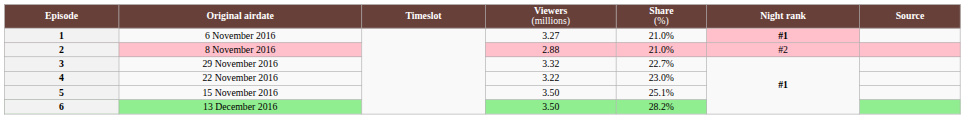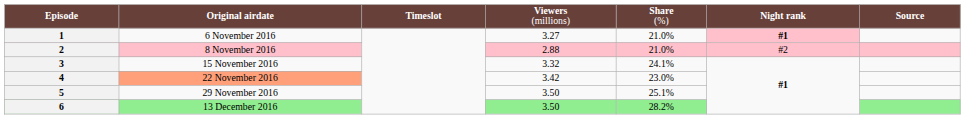(240, 64) 29 November 2016 -> (240, 64) 15 November 2016
(661, 64) 22.7% -> (661, 64) 24.1%
(240, 78) no background -> (240, 78) lightsalmon background
(551, 78) 3.22 -> (551, 78) 3.42
(240, 92) 15 November 2016 -> (240, 92) 29 November 2016
